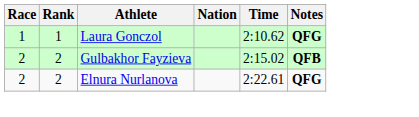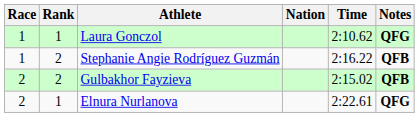+ row: (180, 58)
(58, 79) 2 -> (58, 101) 1
